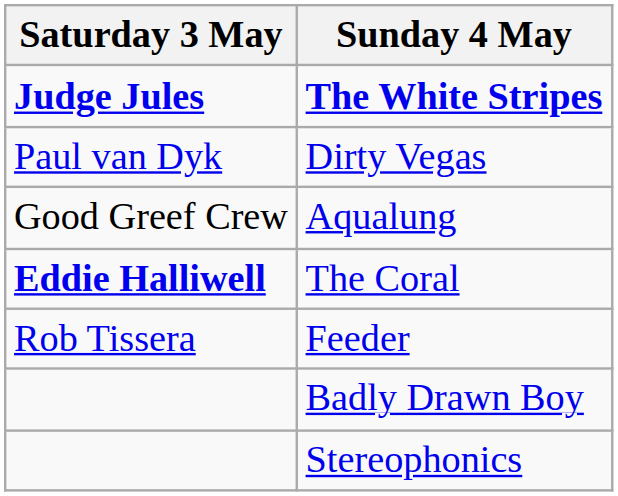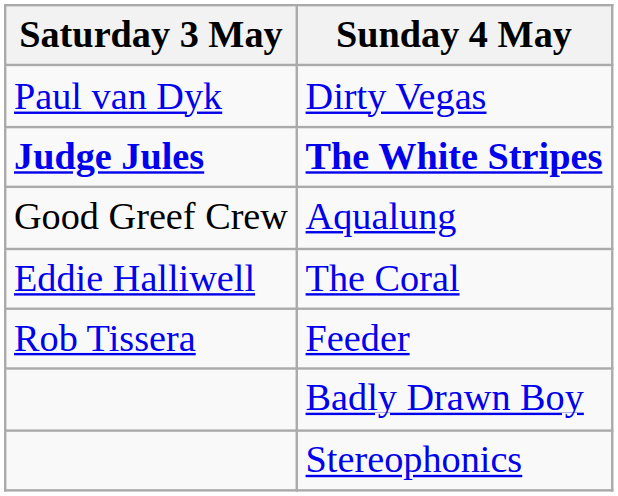rows swapped: (454, 95) <-> (396, 156)
(140, 277) bold -> (135, 277) normal
